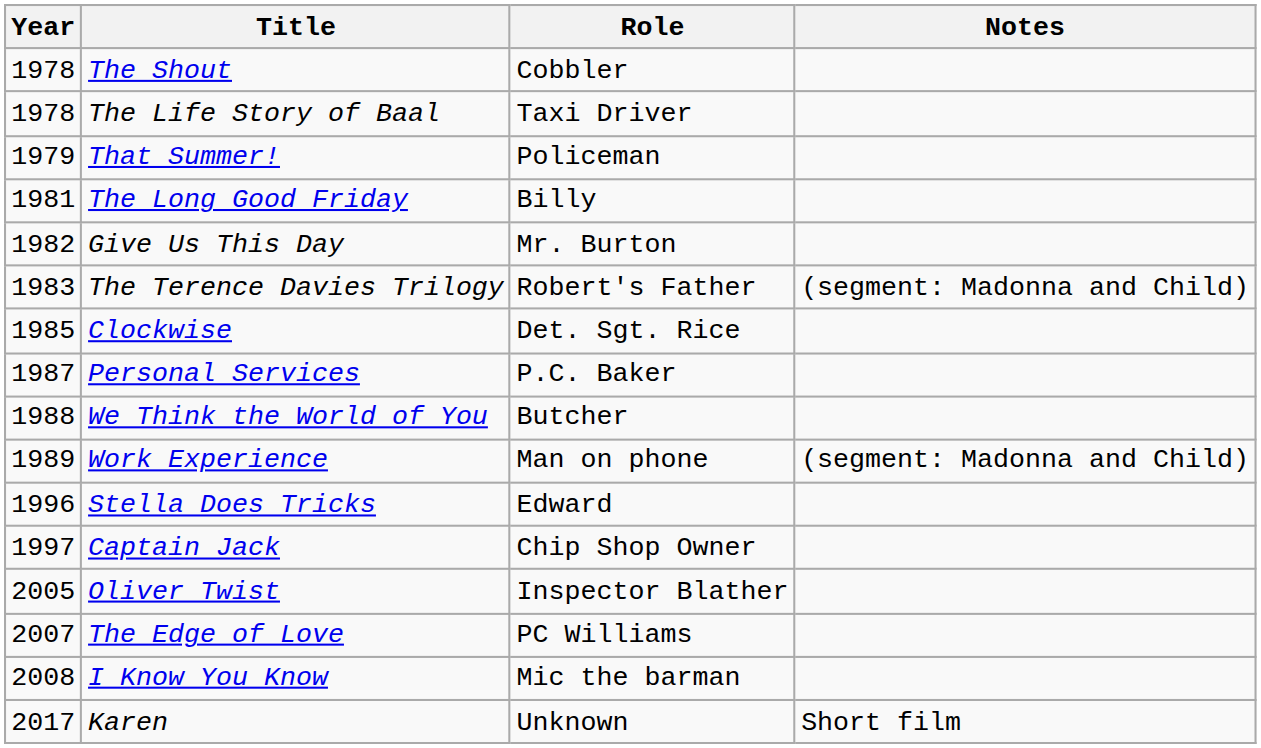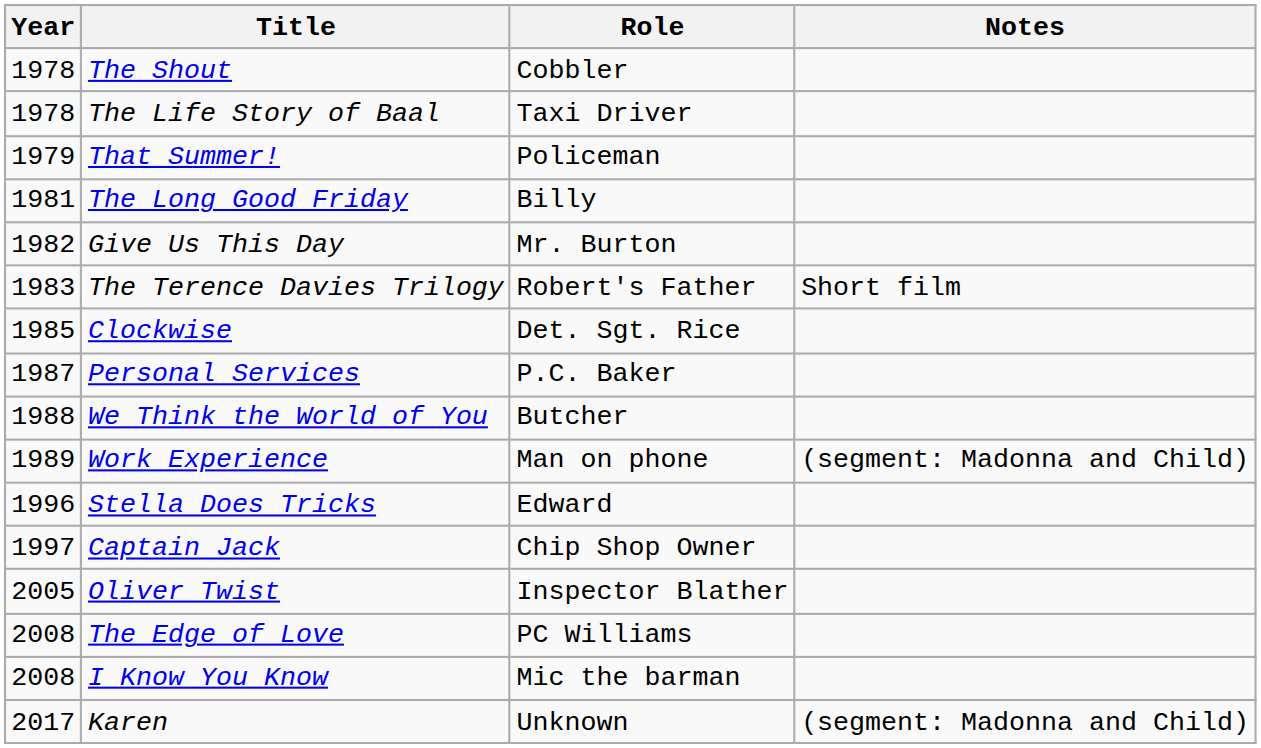(1025, 287) (segment: Madonna and Child) -> (881, 287) Short film
(43, 635) 2007 -> (43, 635) 2008
(881, 722) Short film -> (1025, 722) (segment: Madonna and Child)
